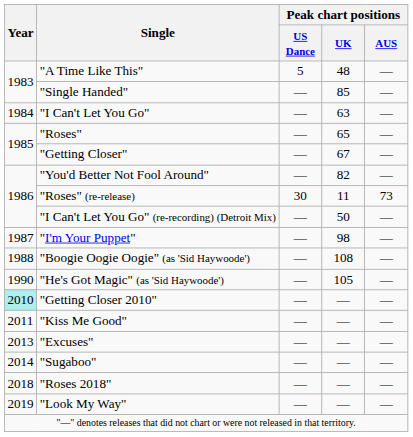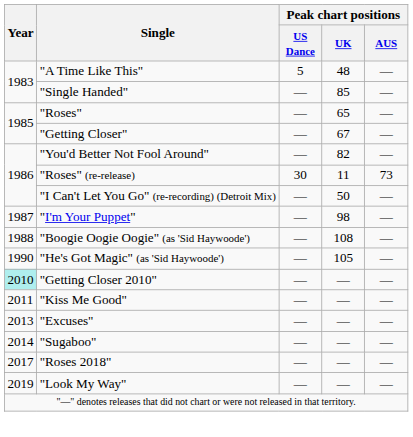- row: (95, 112)
(21, 383) 2018 -> (21, 362) 2017
